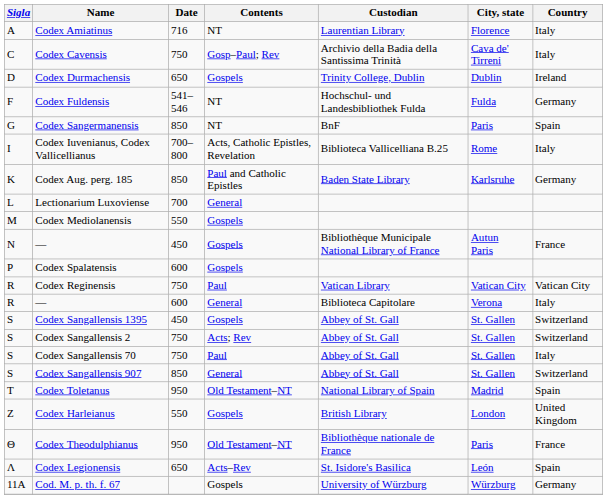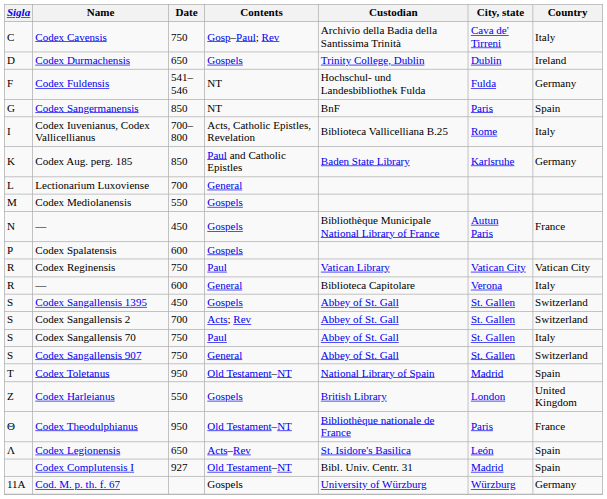- row: (11, 30)
(179, 337) 750 -> (179, 320) 700
(179, 373) 850 -> (179, 355) 750
+ row: (19, 468)
